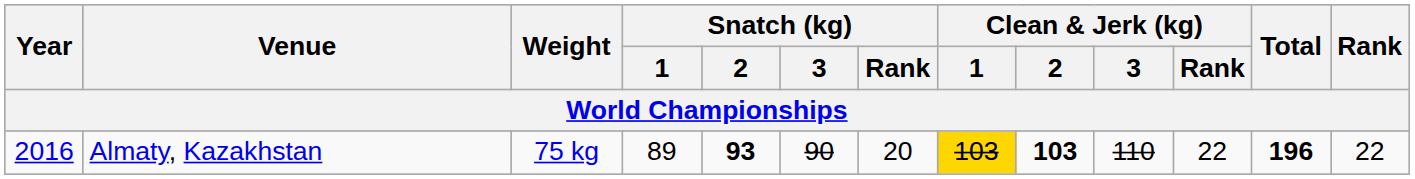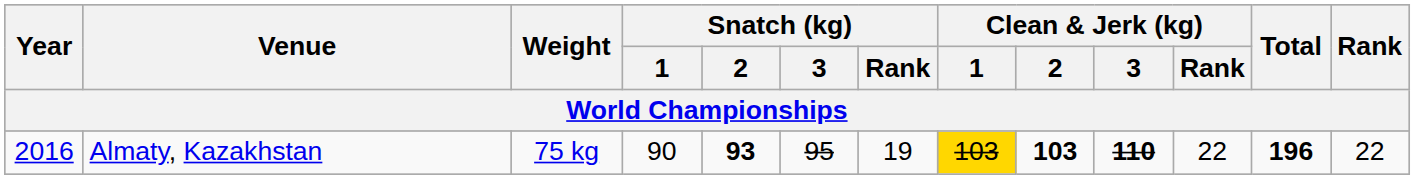(662, 151) 89 -> (662, 151) 90
(819, 151) 90 -> (819, 151) 95
(898, 151) 20 -> (898, 151) 19
(1134, 151) normal -> (1134, 151) bold
